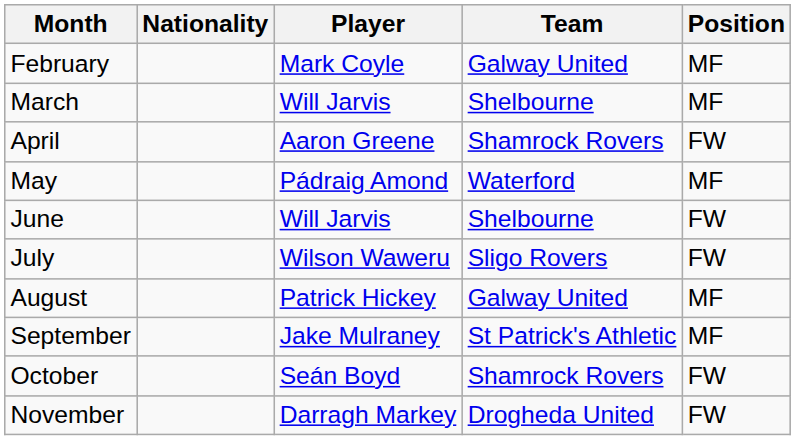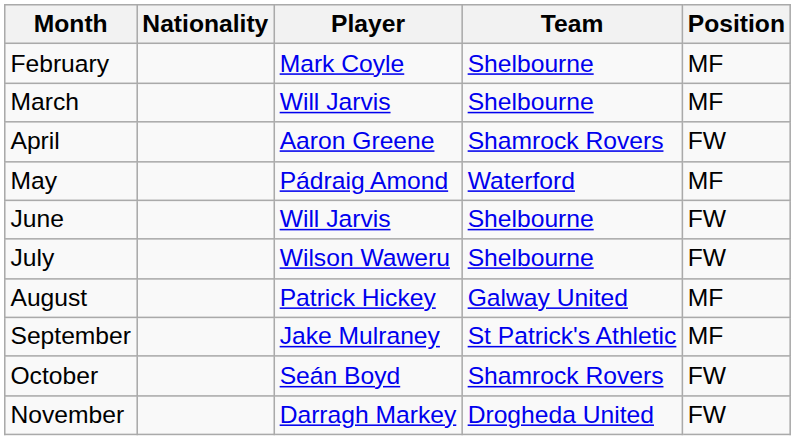(548, 63) Galway United -> (531, 63) Shelbourne
(538, 258) Sligo Rovers -> (531, 258) Shelbourne
